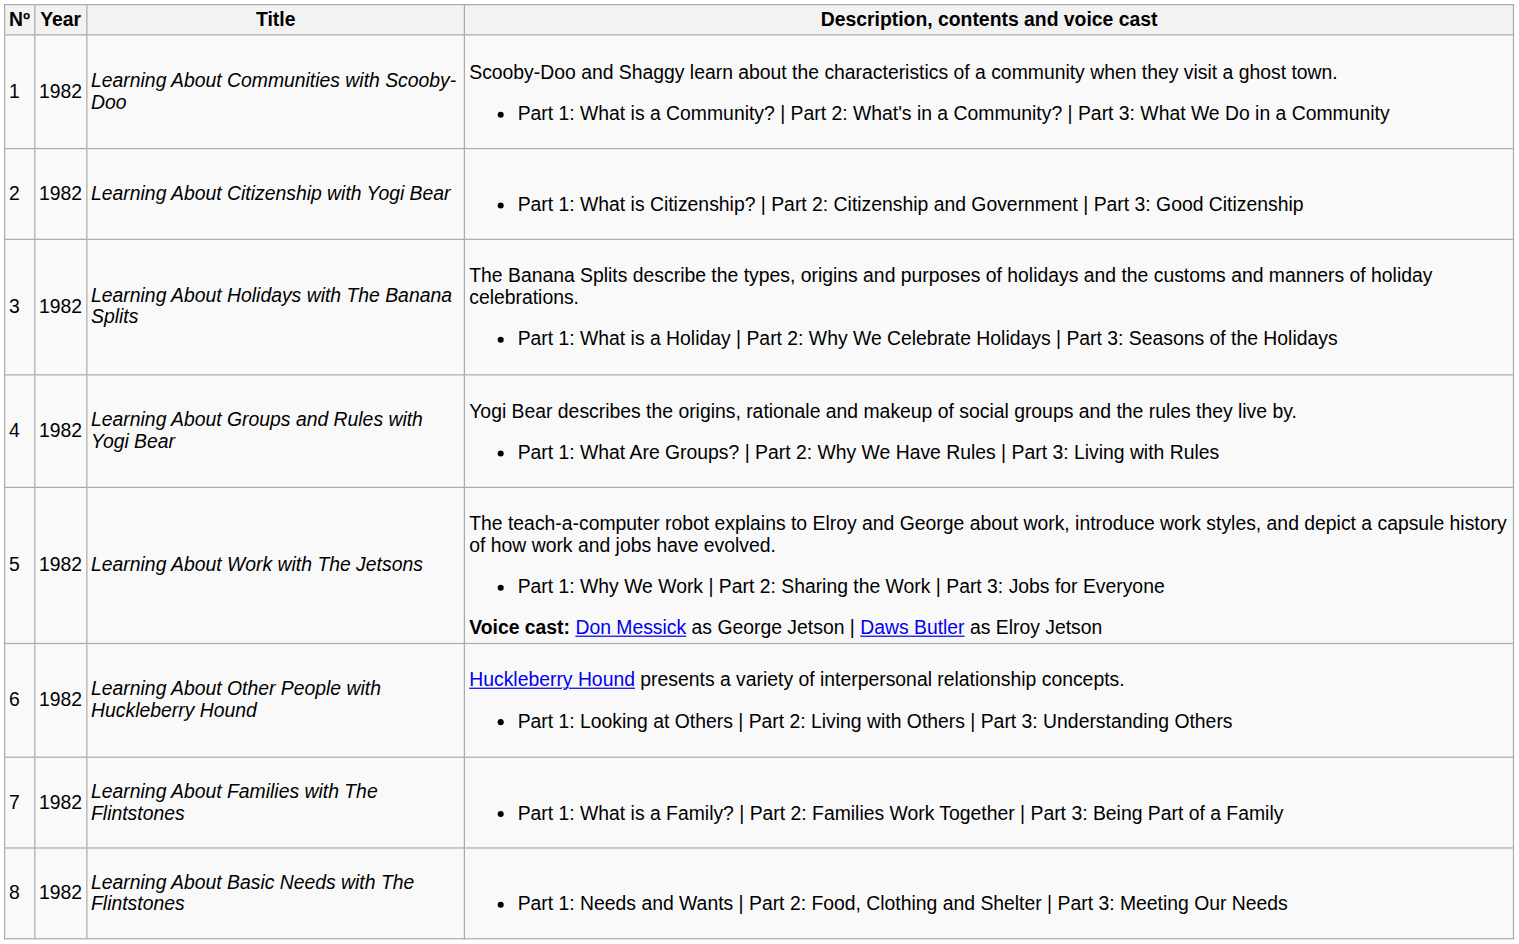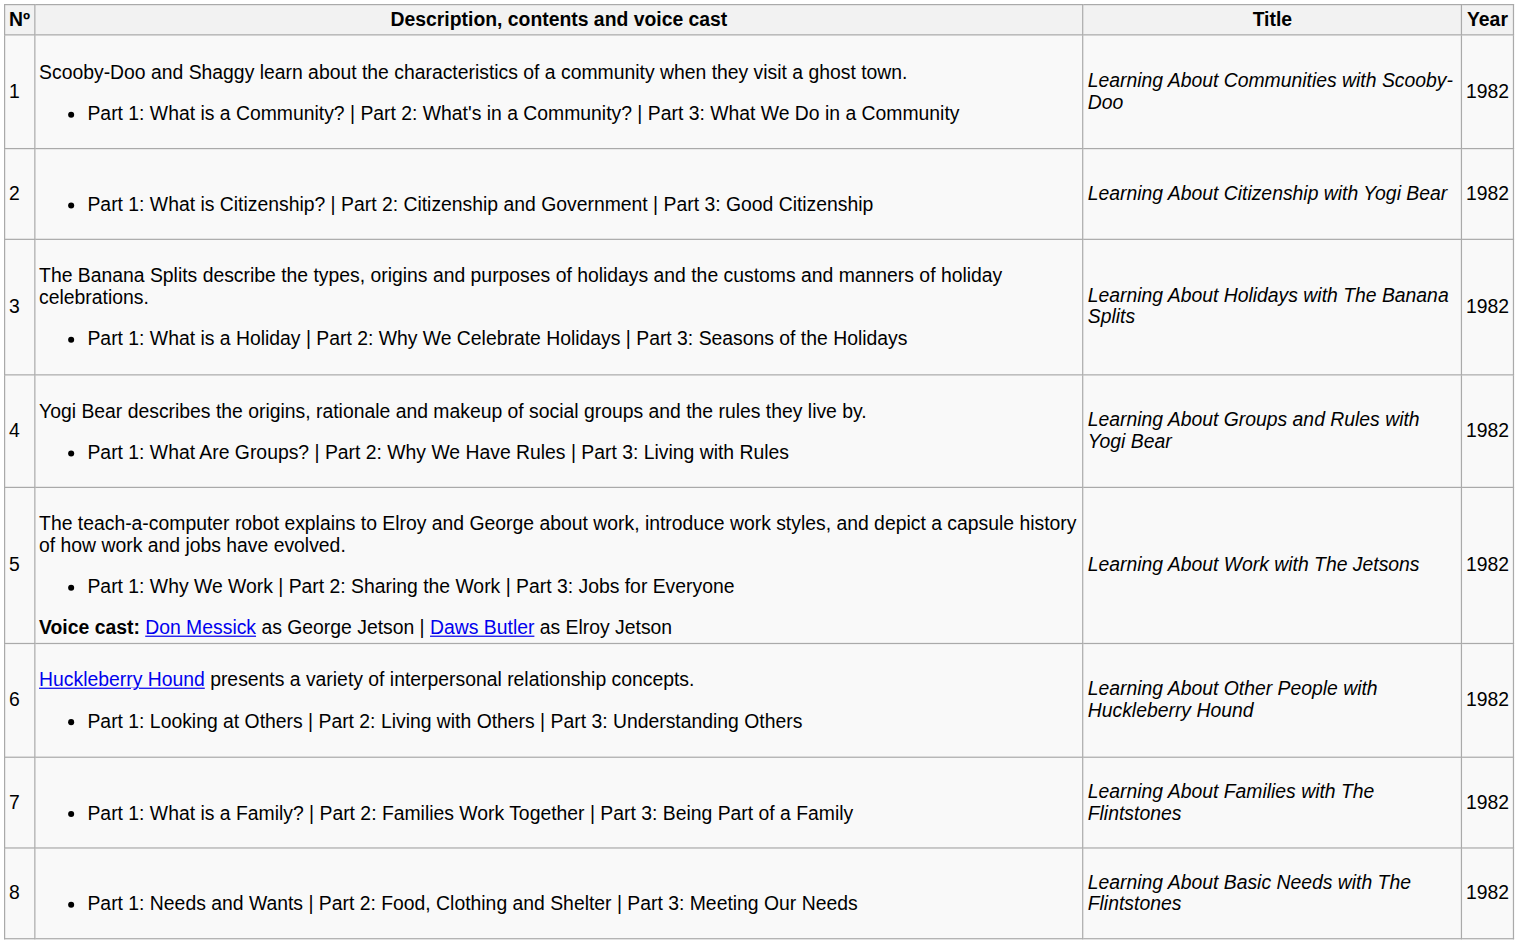columns swapped: (61, 19) <-> (989, 19)
